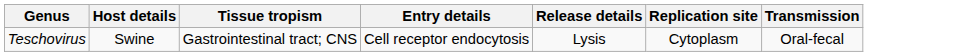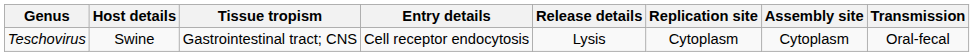+ column: (814, 16)
